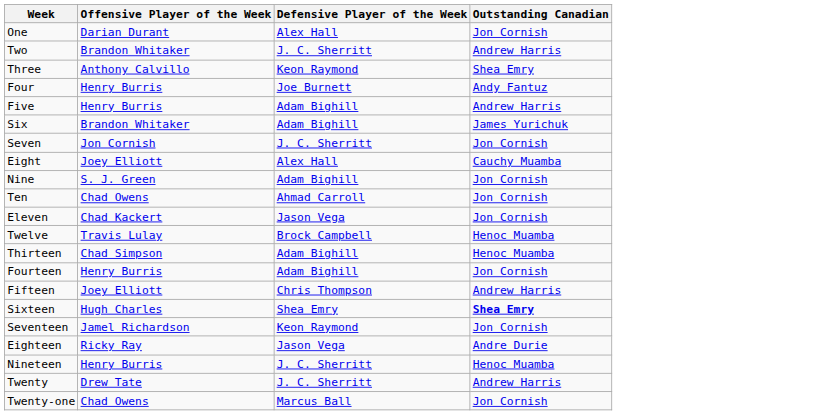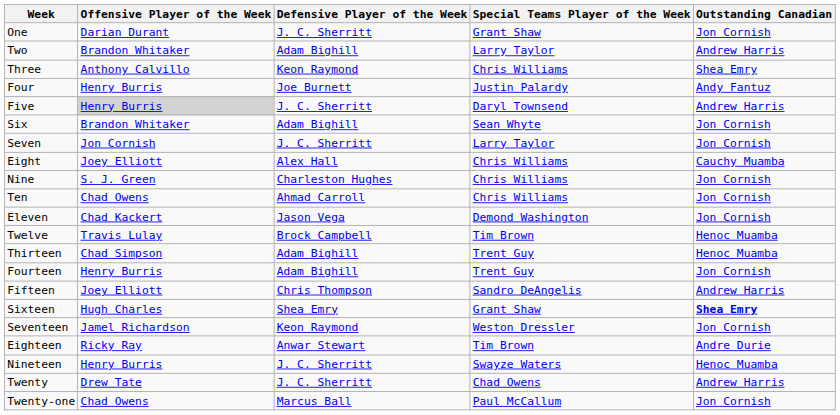+ column: (582, 14)
(307, 32) Alex Hall -> (324, 32) J. C. Sherritt
(324, 51) J. C. Sherritt -> (318, 51) Adam Bighill
(121, 106) no background -> (121, 106) lightgrey background
(318, 106) Adam Bighill -> (324, 106) J. C. Sherritt
(520, 124) James Yurichuk -> (733, 124) Jon Cornish
(318, 180) Adam Bighill -> (335, 180) Charleston Hughes
(311, 345) Jason Vega -> (321, 345) Anwar Stewart
